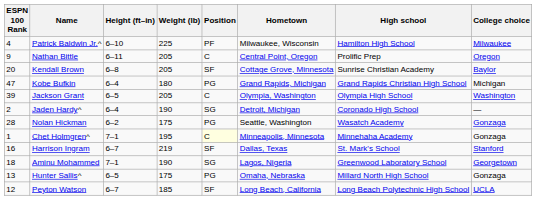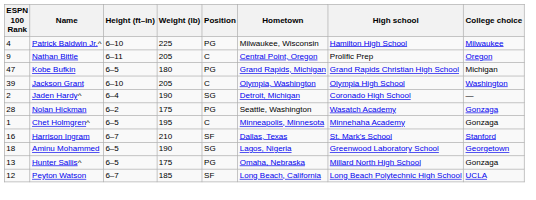(209, 43) PF -> (210, 43) PG
- row: (58, 69)
(112, 83) 6–4 -> (112, 69) 6–5
(112, 96) 6–5 -> (114, 83) 6–10
(112, 136) 7–1 -> (112, 122) 6–5
(207, 136) lightyellow background -> (207, 122) no background
(166, 149) 219 -> (166, 136) 210
(112, 162) 7–1 -> (112, 149) 6–5
